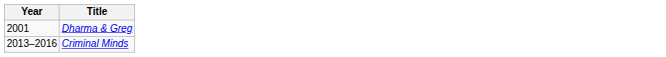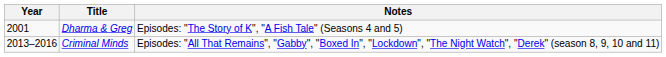+ column: (398, 12)
